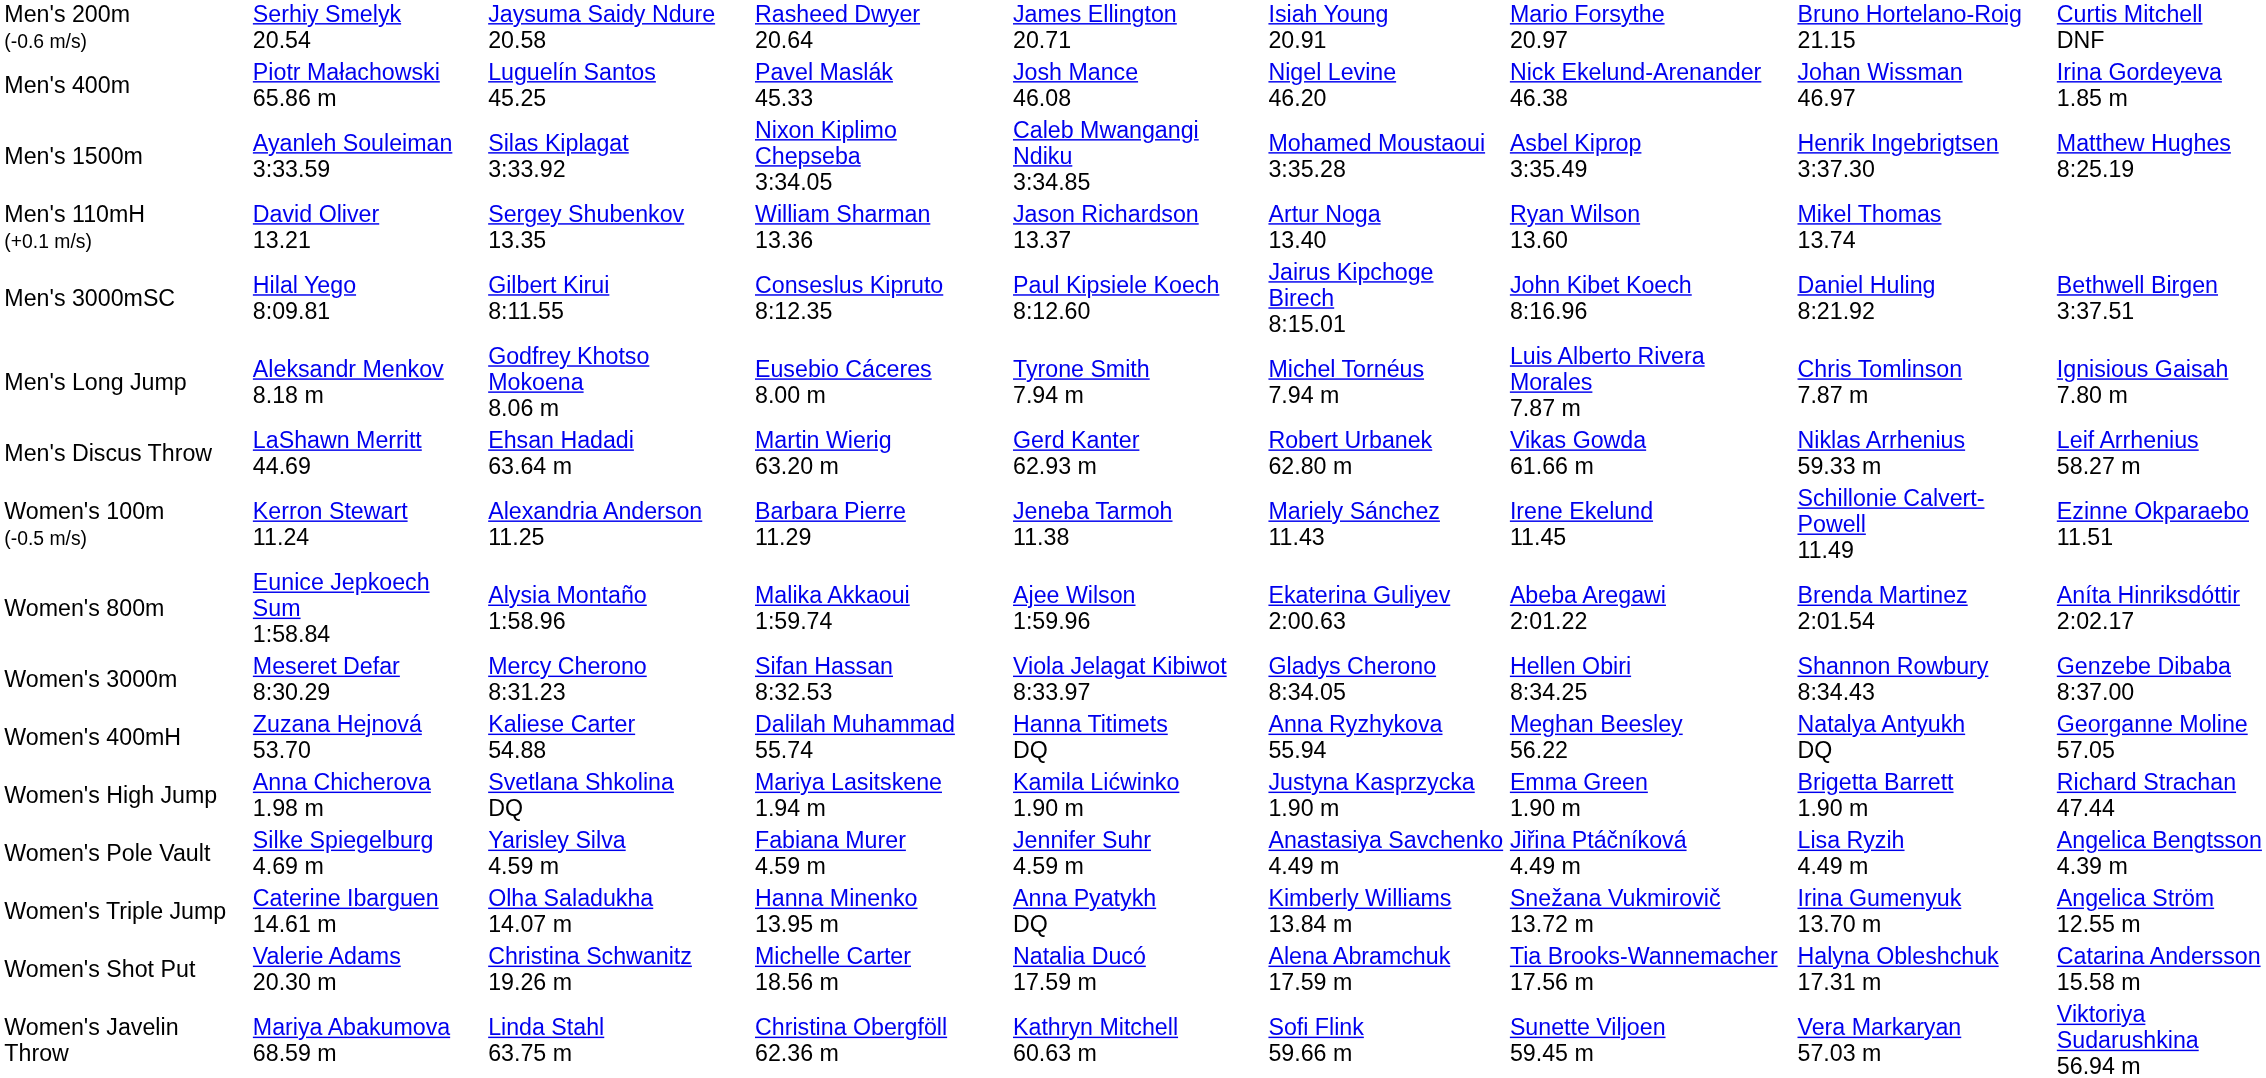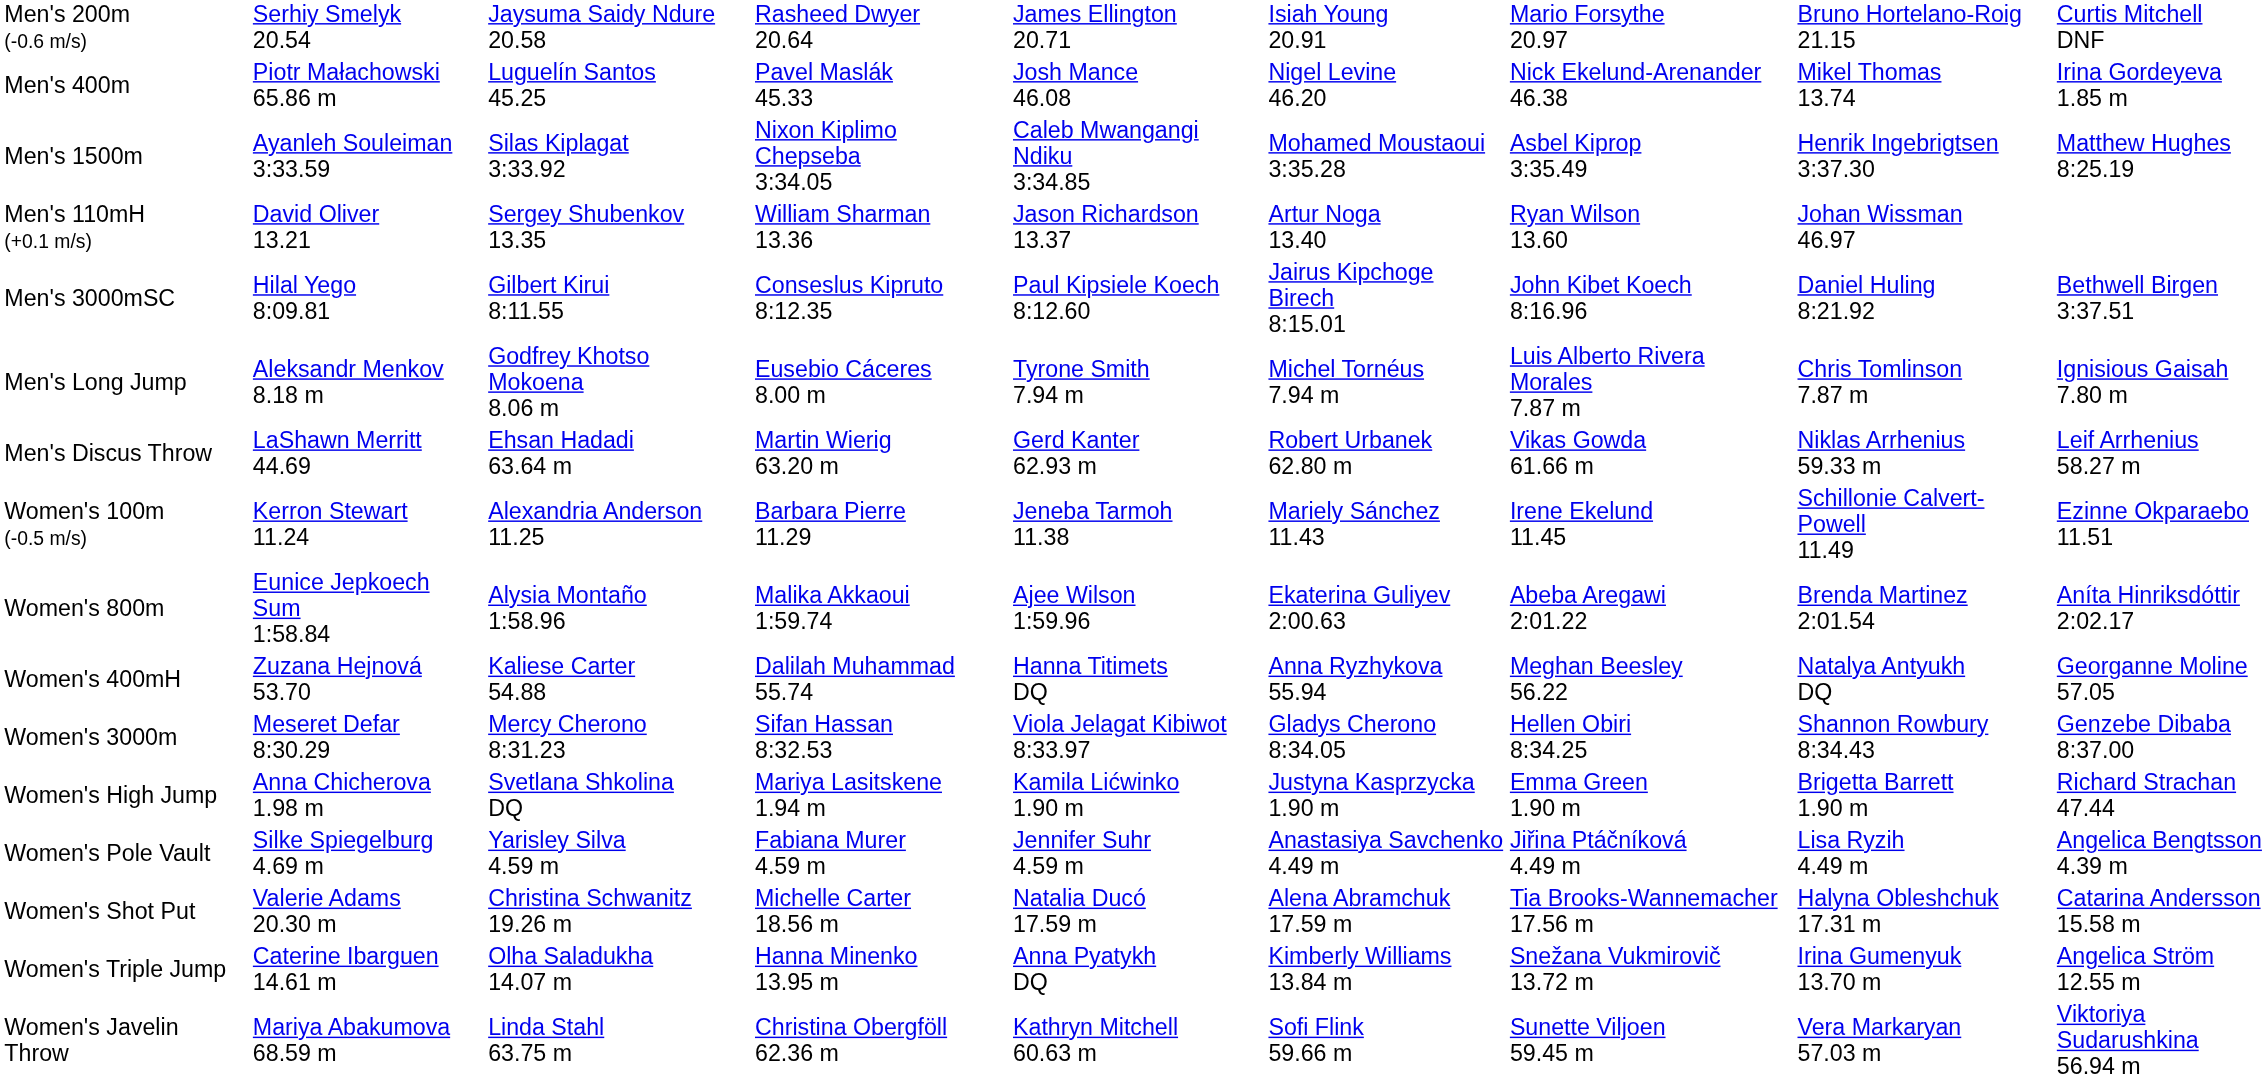(1880, 85) Johan Wissman 46.97 -> (1869, 85) Mikel Thomas 13.74
(1869, 227) Mikel Thomas 13.74 -> (1880, 227) Johan Wissman 46.97
rows swapped: (91, 679) <-> (93, 737)
rows swapped: (115, 911) <-> (100, 969)
